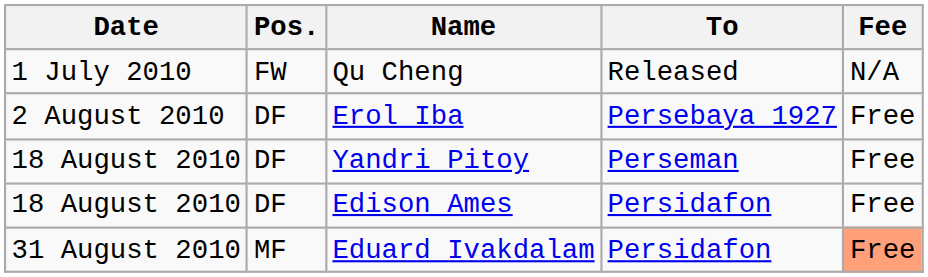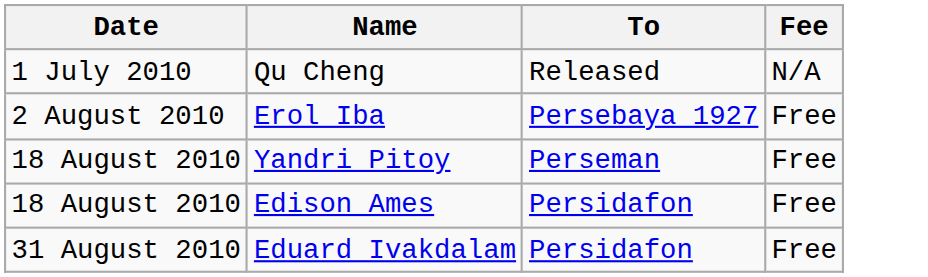- column: (287, 27)
(883, 250) lightsalmon background -> (804, 250) no background
